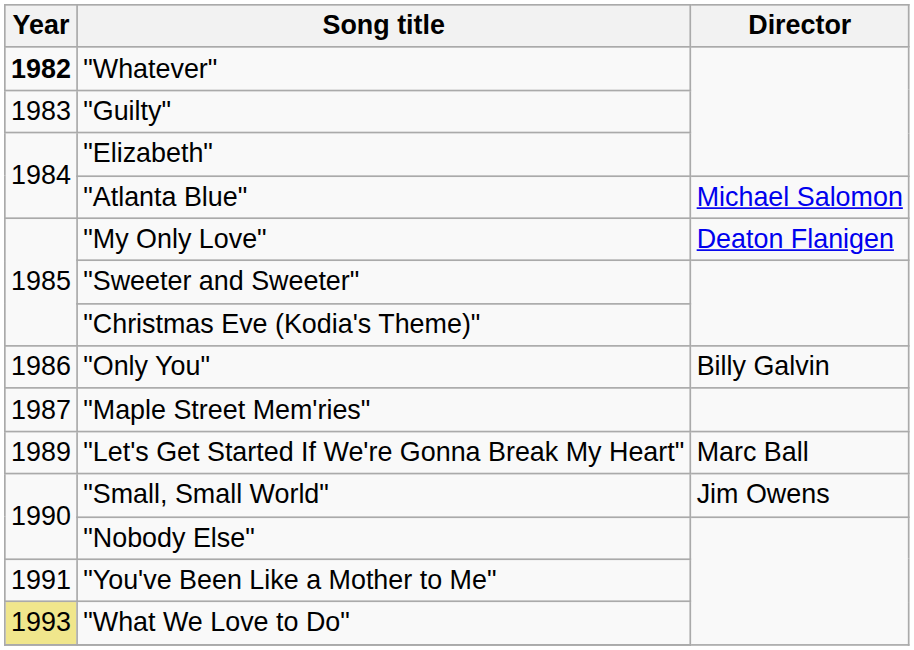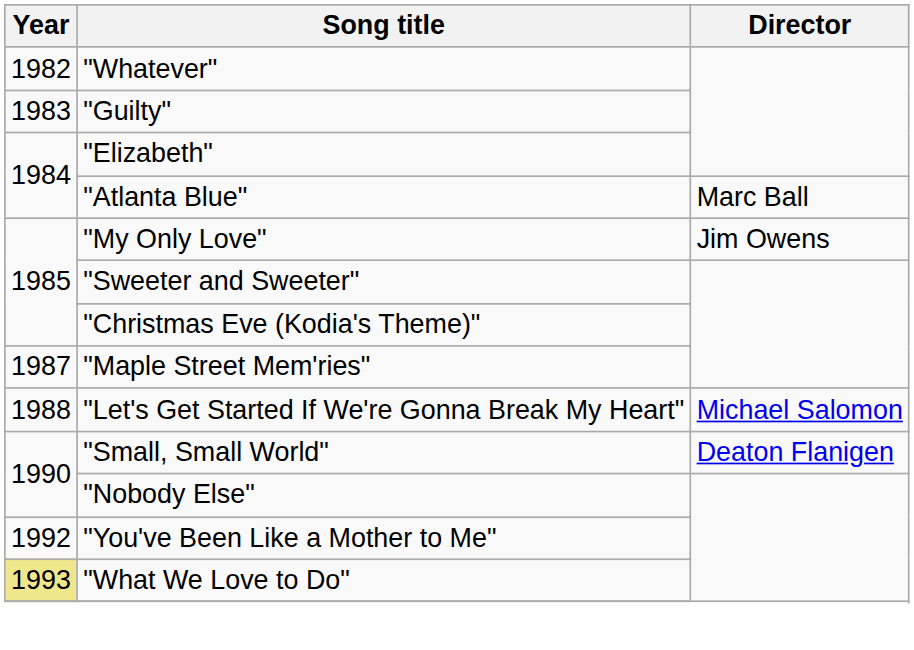(41, 68) bold -> (41, 68) normal
(800, 196) Michael Salomon -> (753, 196) Marc Ball
(795, 238) Deaton Flanigen -> (763, 238) Jim Owens
- row: (147, 366)
(41, 452) 1989 -> (41, 409) 1988
(753, 452) Marc Ball -> (800, 409) Michael Salomon
(763, 494) Jim Owens -> (795, 452) Deaton Flanigen
(41, 580) 1991 -> (41, 537) 1992
